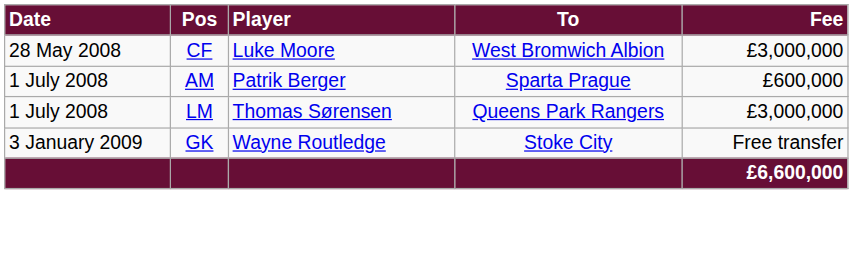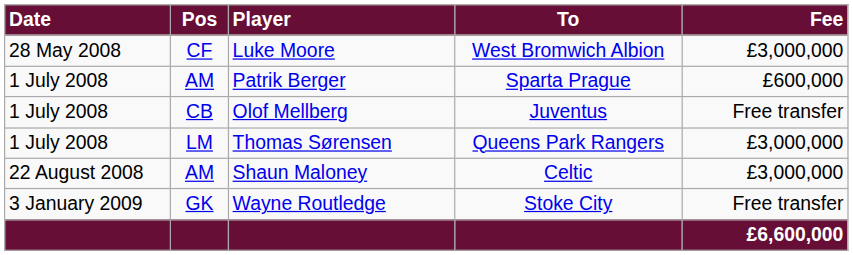+ row: (290, 111)
+ row: (300, 173)
